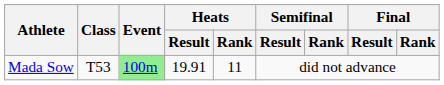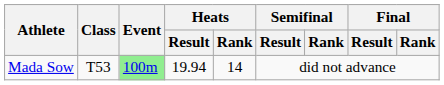(189, 67) 19.91 -> (189, 67) 19.94
(235, 67) 11 -> (235, 67) 14
